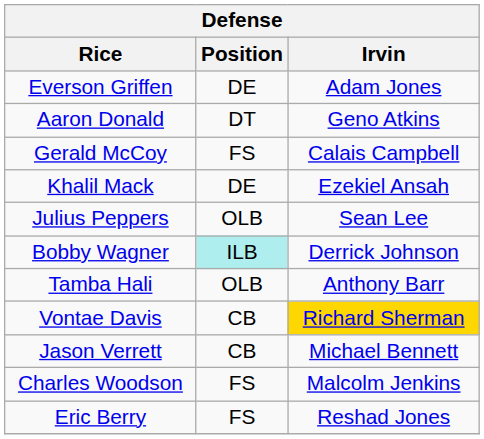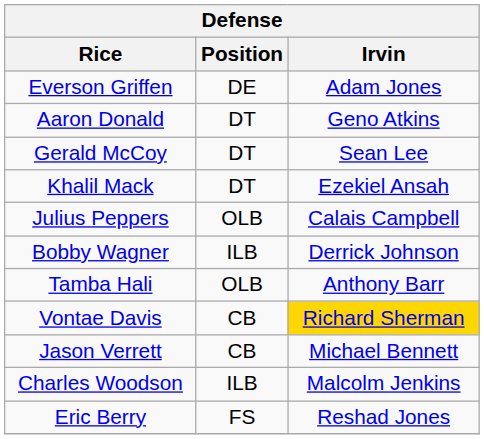(242, 152) FS -> (242, 152) DT
(384, 152) Calais Campbell -> (384, 152) Sean Lee
(242, 185) DE -> (242, 185) DT
(384, 218) Sean Lee -> (384, 218) Calais Campbell
(242, 251) paleturquoise background -> (242, 251) no background
(242, 383) FS -> (242, 383) ILB
